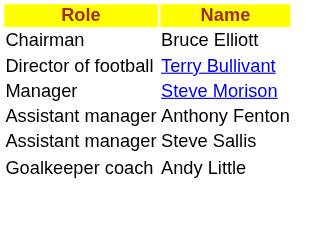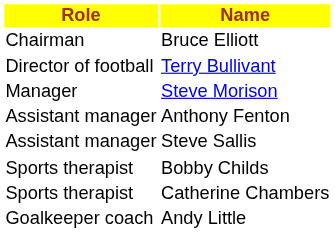+ row: (215, 168)
+ row: (245, 193)
